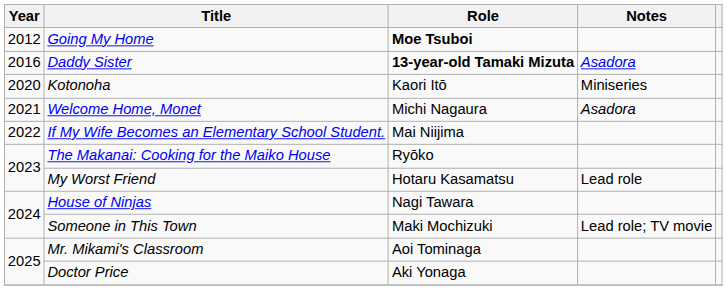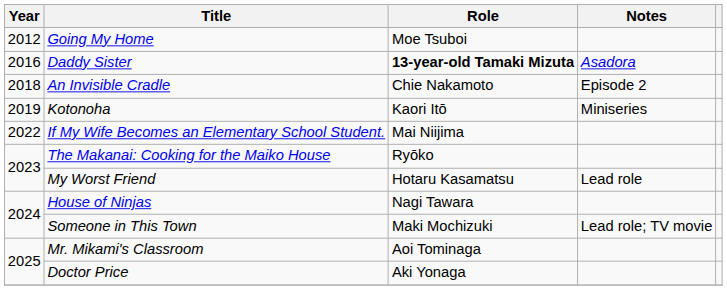(432, 39) bold -> (429, 39) normal
+ row: (109, 86)
(24, 86) 2020 -> (24, 109) 2019
- row: (124, 109)
